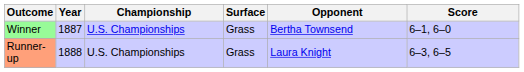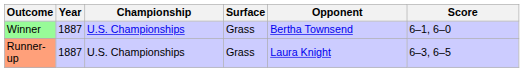(70, 53) 1888 -> (70, 53) 1887
